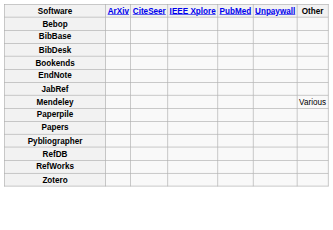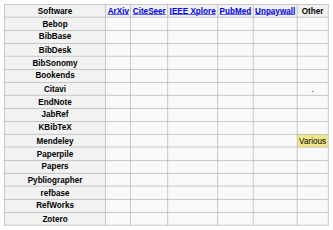+ row: (55, 63)
+ row: (55, 89)
+ row: (55, 128)
(313, 102) no background -> (313, 141) khaki background
+ row: (55, 193)
- row: (55, 154)
